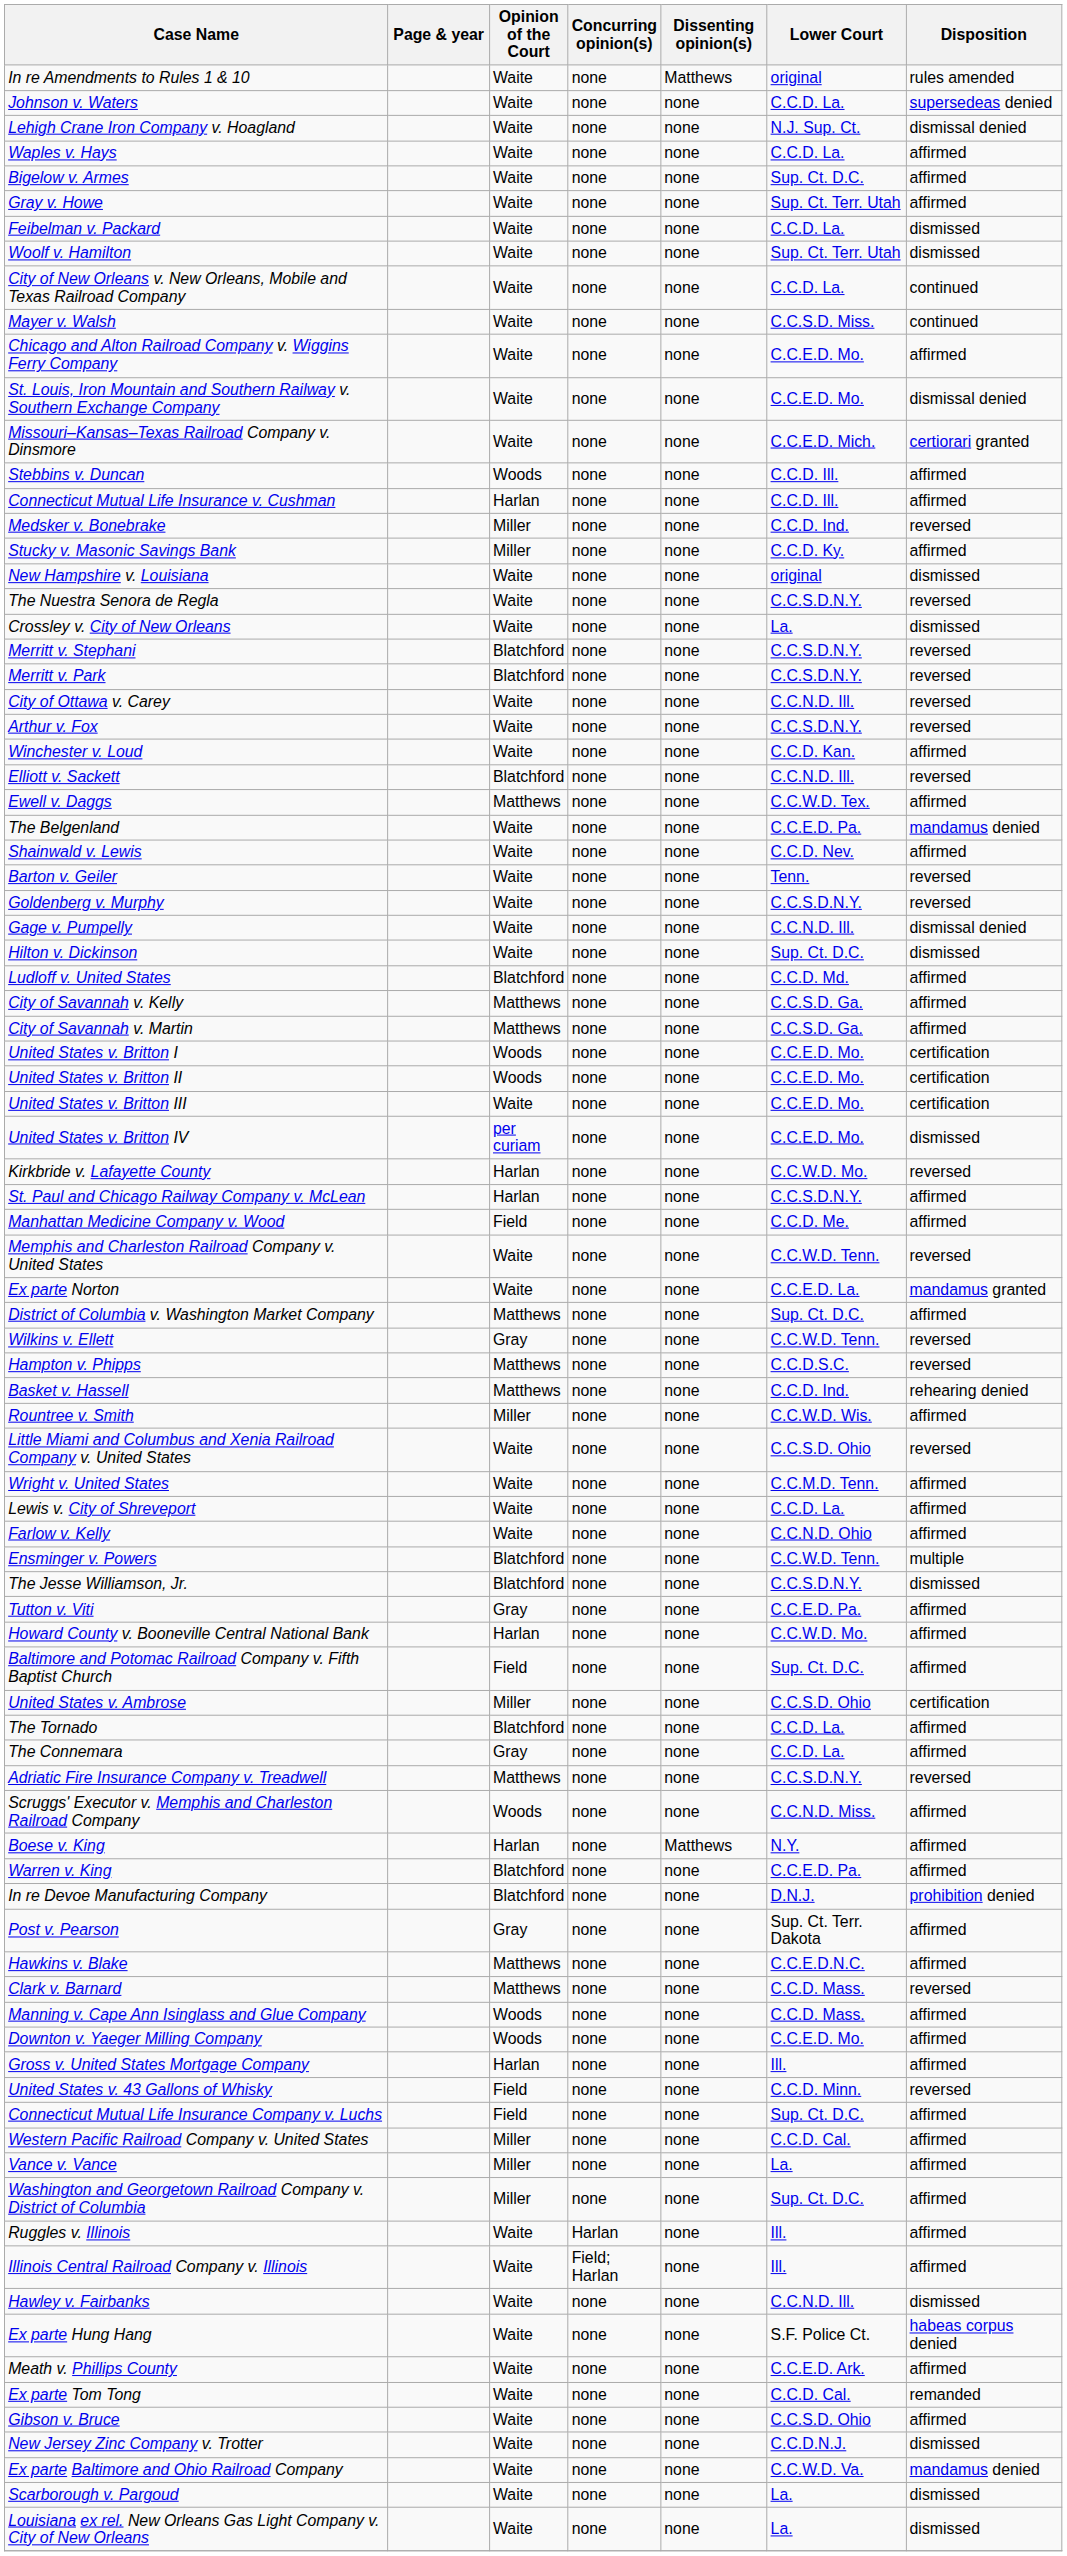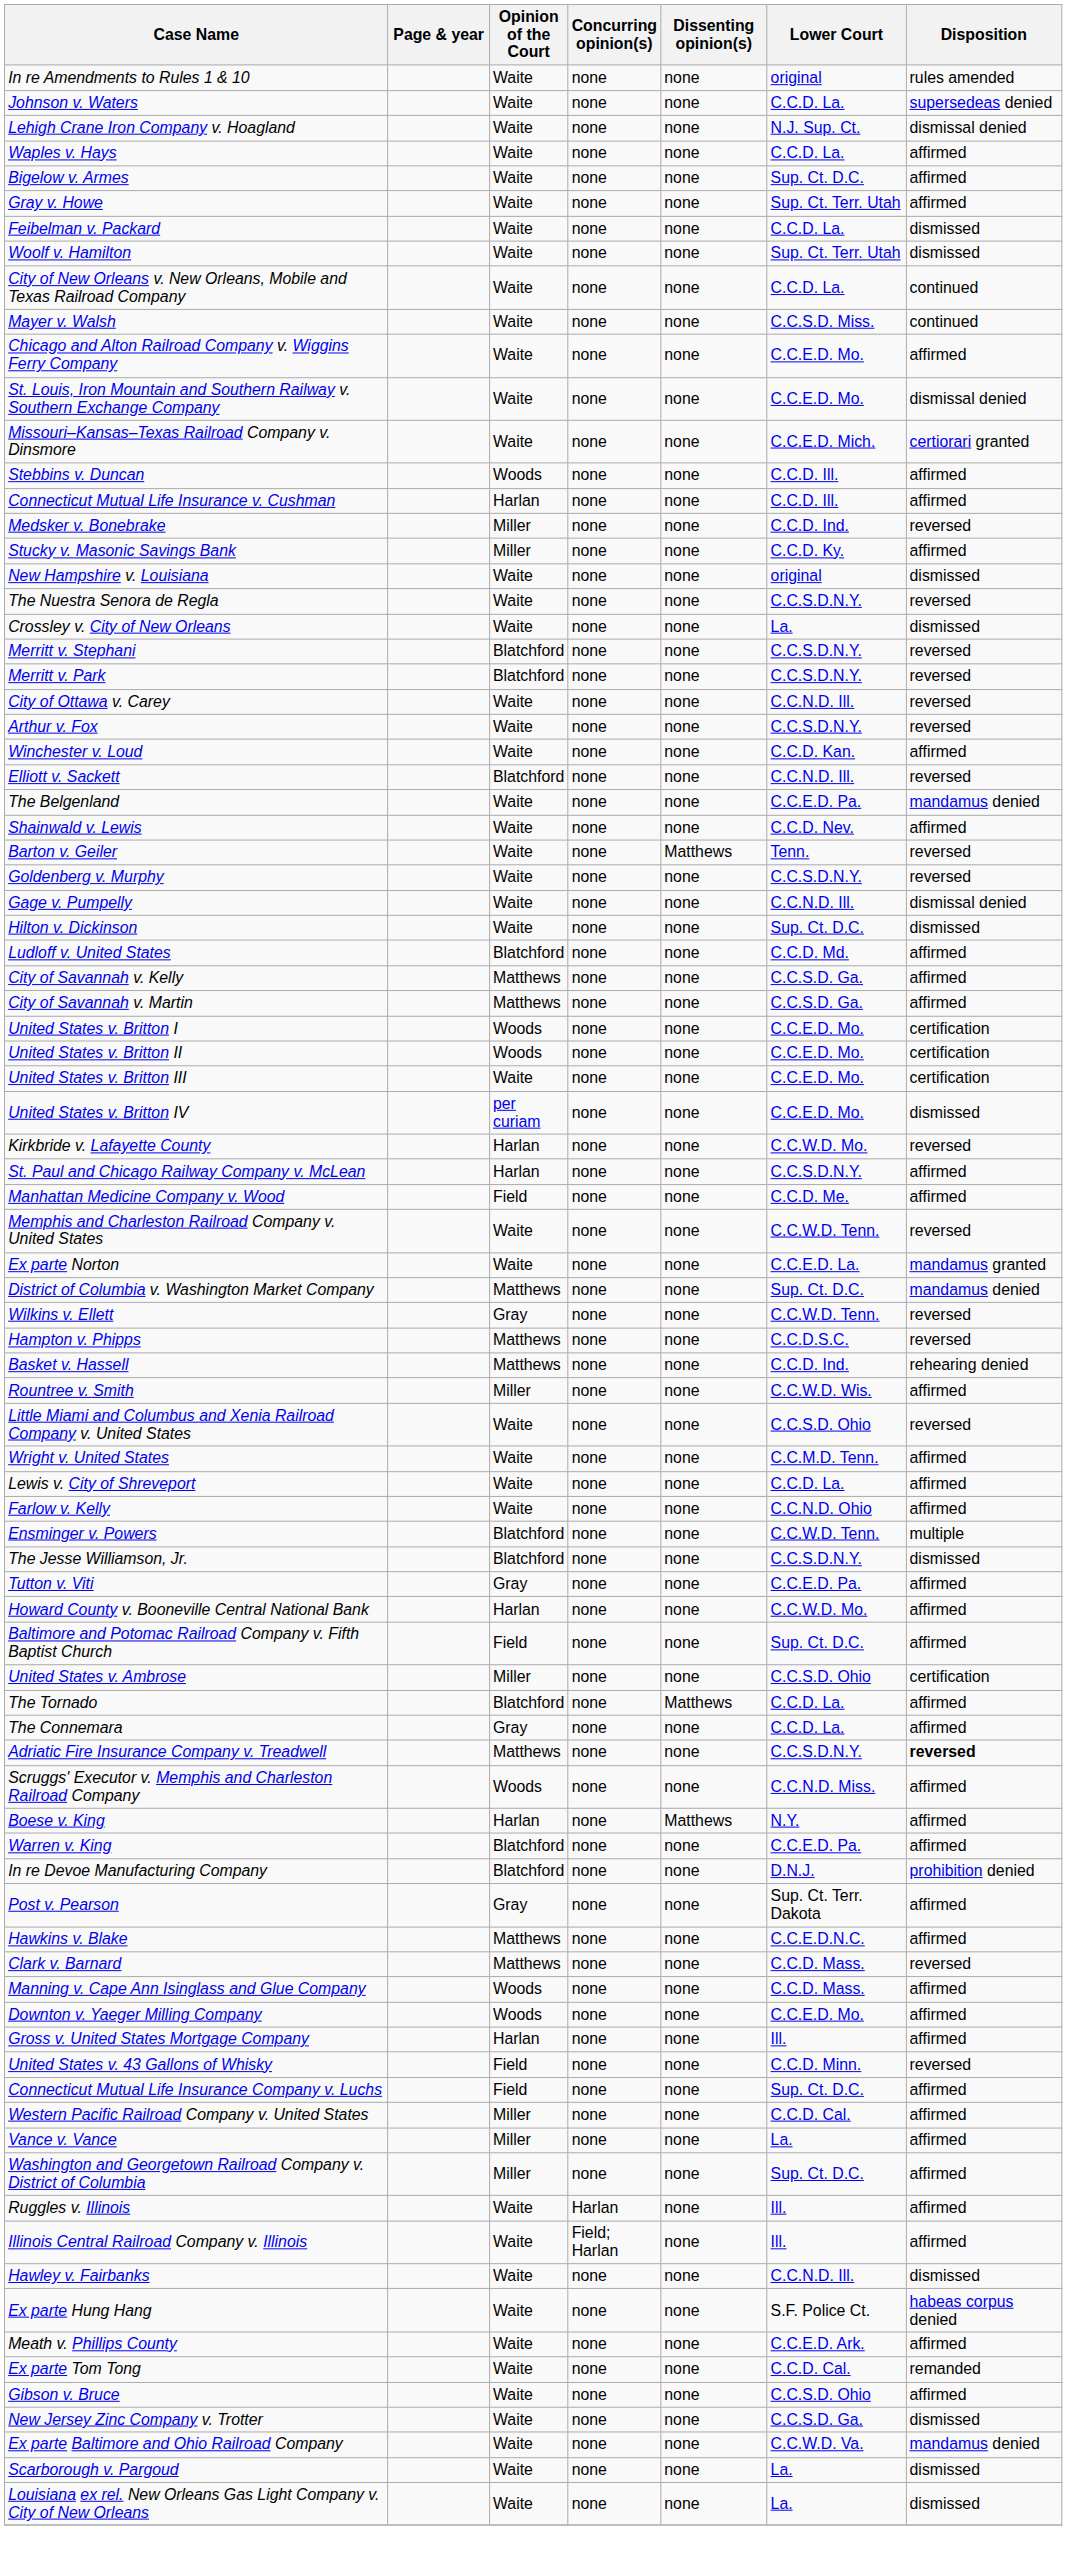(698, 77) Matthews -> (682, 77) none
- row: (60, 802)
(682, 877) none -> (698, 852) Matthews
(938, 1315) affirmed -> (975, 1290) mandamus denied
(682, 1727) none -> (698, 1702) Matthews
(940, 1777) normal -> (943, 1752) bold
(808, 2444) C.C.D.N.J. -> (817, 2419) C.C.S.D. Ga.
